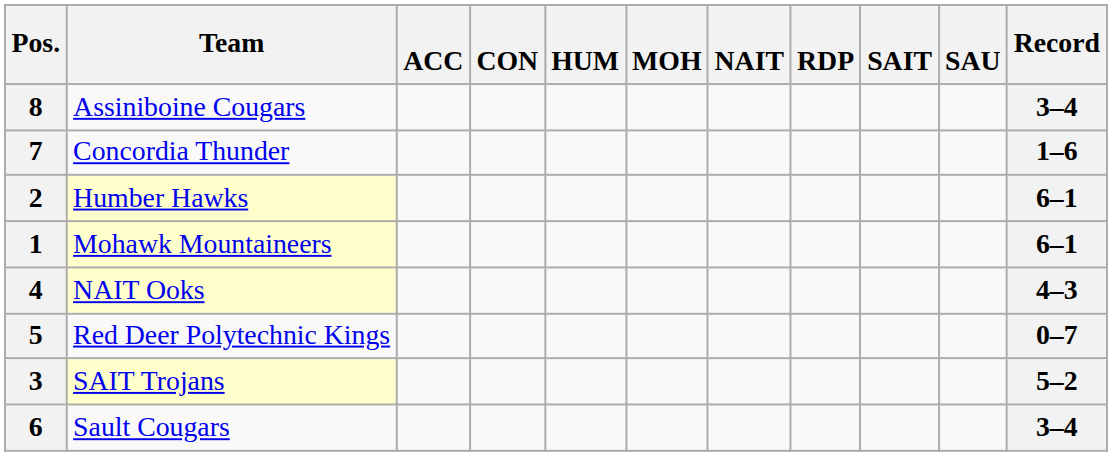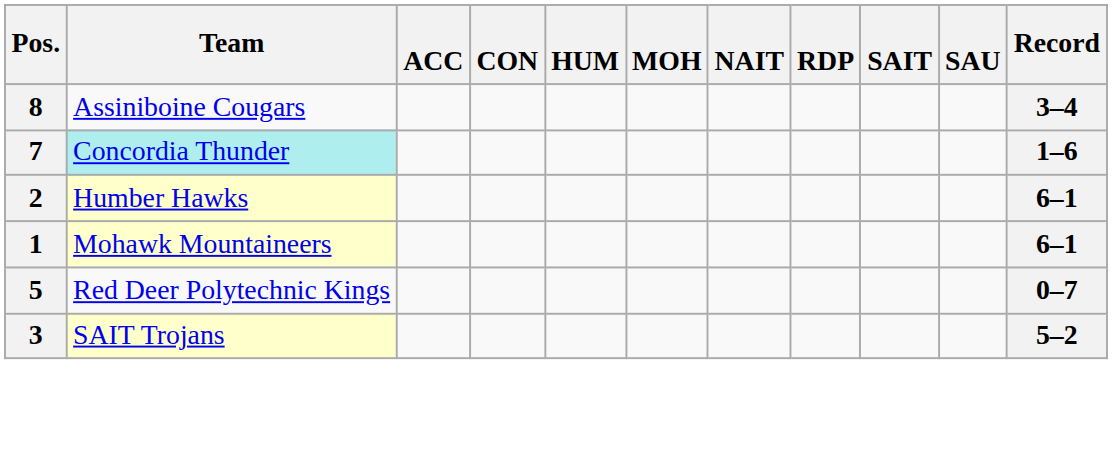(181, 152) no background -> (181, 152) paleturquoise background
- row: (36, 289)
- row: (36, 427)
